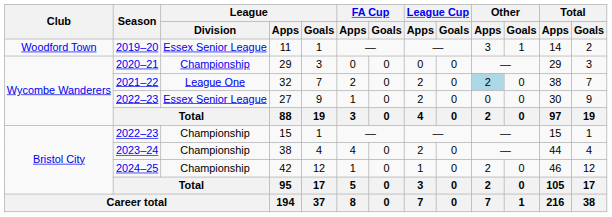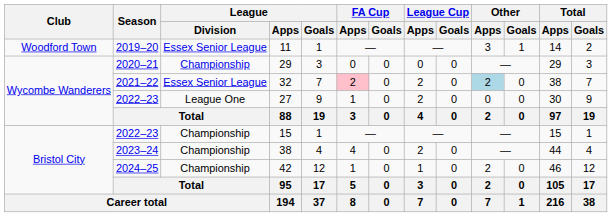(215, 82) League One -> (215, 82) Essex Senior League
(353, 82) no background -> (353, 82) pink background
(215, 99) Essex Senior League -> (215, 99) League One
